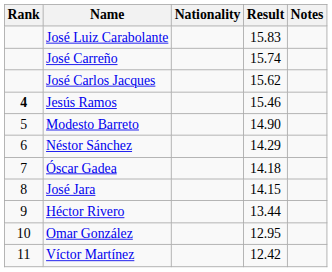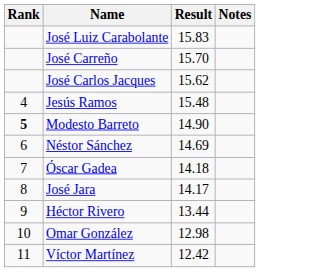- column: (208, 15)
(266, 59) 15.74 -> (193, 59) 15.70
(24, 102) bold -> (24, 102) normal
(266, 102) 15.46 -> (193, 102) 15.48
(24, 124) normal -> (24, 124) bold
(266, 146) 14.29 -> (193, 146) 14.69
(266, 189) 14.15 -> (193, 189) 14.17
(266, 233) 12.95 -> (193, 233) 12.98
